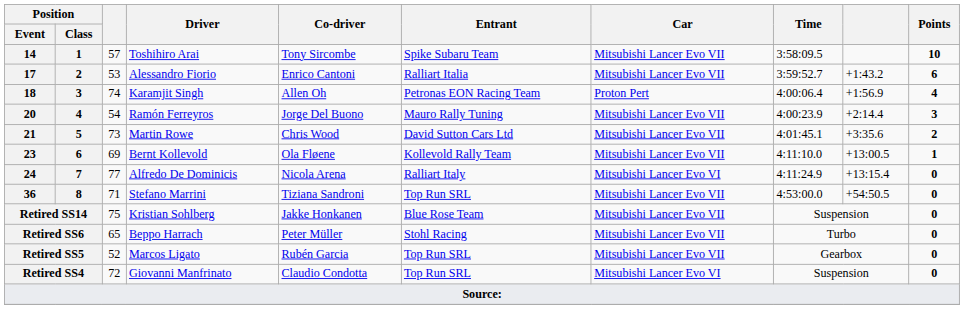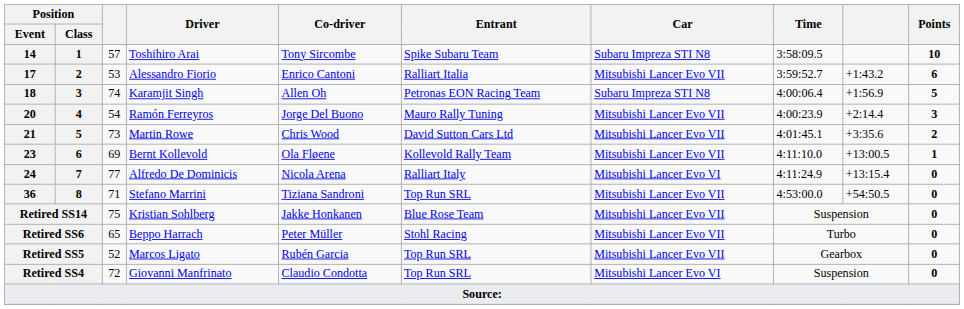(659, 54) Mitsubishi Lancer Evo VII -> (652, 54) Subaru Impreza STI N8
(622, 93) Proton Pert -> (652, 93) Subaru Impreza STI N8
(934, 93) 4 -> (934, 93) 5
